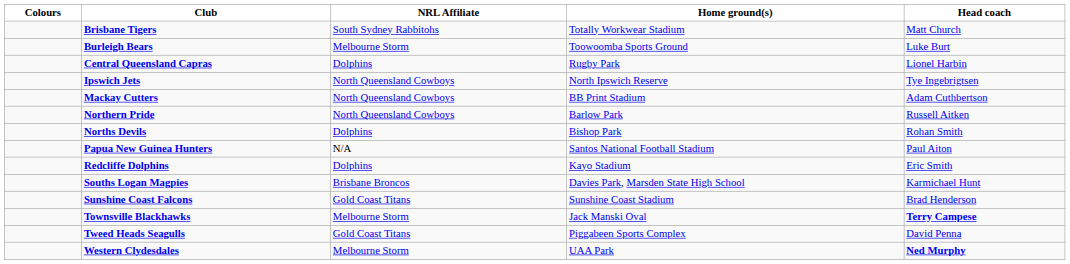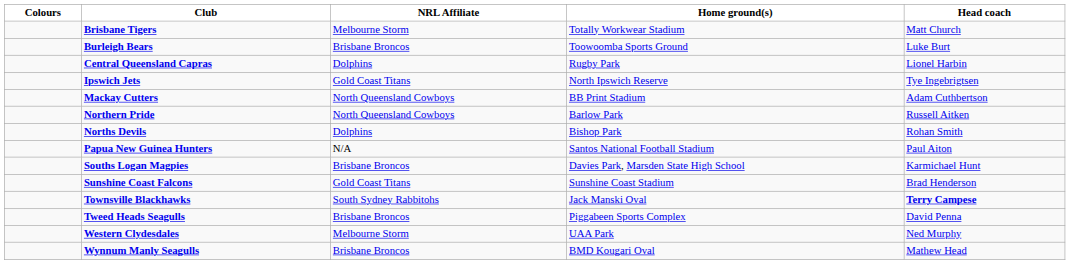(386, 30) South Sydney Rabbitohs -> (371, 30) Melbourne Storm
(371, 47) Melbourne Storm -> (371, 47) Brisbane Broncos
(394, 81) North Queensland Cowboys -> (372, 81) Gold Coast Titans
- row: (126, 166)
(371, 217) Melbourne Storm -> (386, 200) South Sydney Rabbitohs
(372, 234) Gold Coast Titans -> (371, 217) Brisbane Broncos
(936, 251) bold -> (934, 234) normal
+ row: (141, 251)
